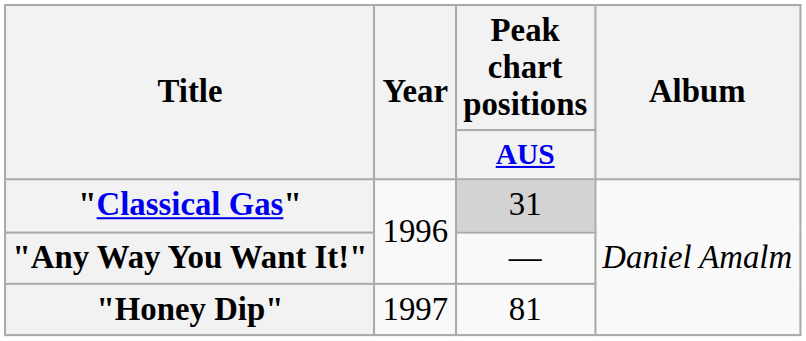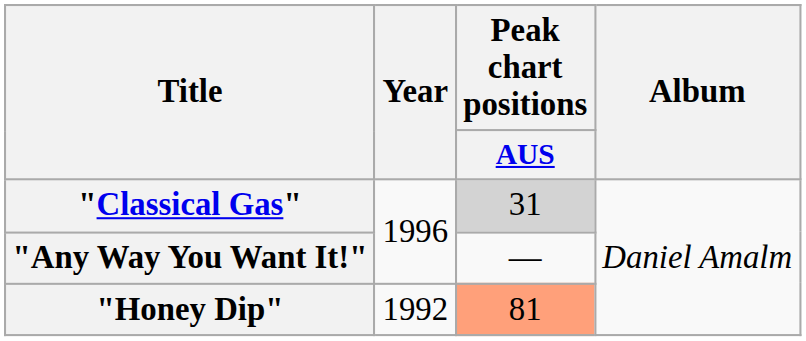(415, 309) 1997 -> (415, 309) 1992
(525, 309) no background -> (525, 309) lightsalmon background
